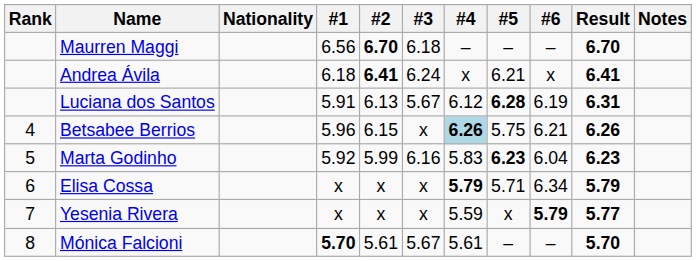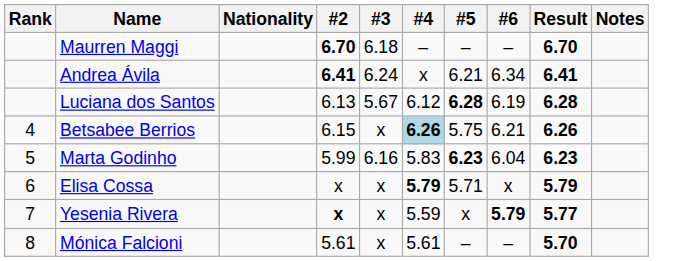- column: (338, 19)
(551, 75) x -> (508, 75) 6.34
(603, 102) 6.31 -> (561, 102) 6.28
(551, 186) 6.34 -> (508, 186) x
(381, 214) normal -> (338, 214) bold
(423, 242) 5.67 -> (381, 242) x
